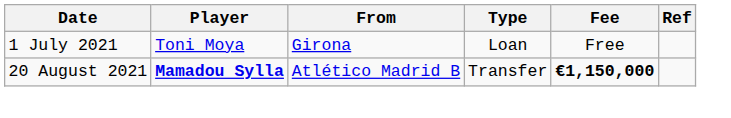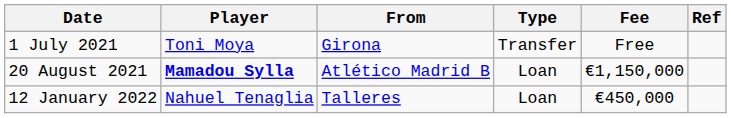(508, 45) Loan -> (537, 45) Transfer
(508, 72) Transfer -> (537, 72) Loan
(605, 72) bold -> (635, 72) normal
+ row: (83, 99)
